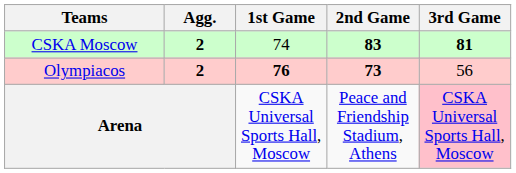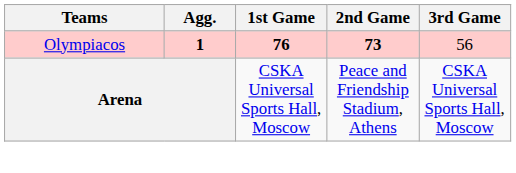- row: (85, 44)
(200, 71) 2 -> (200, 44) 1
(465, 126) pink background -> (465, 99) no background
